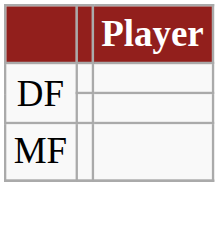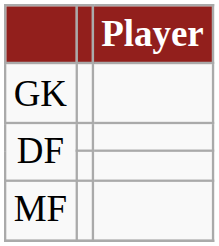+ row: (40, 92)
